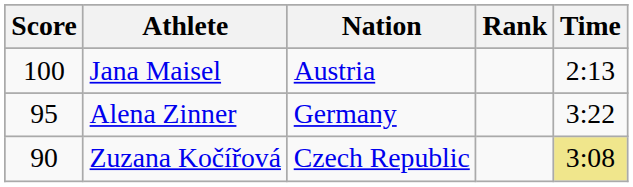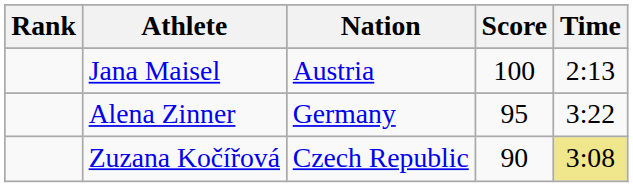columns swapped: (515, 26) <-> (44, 26)
